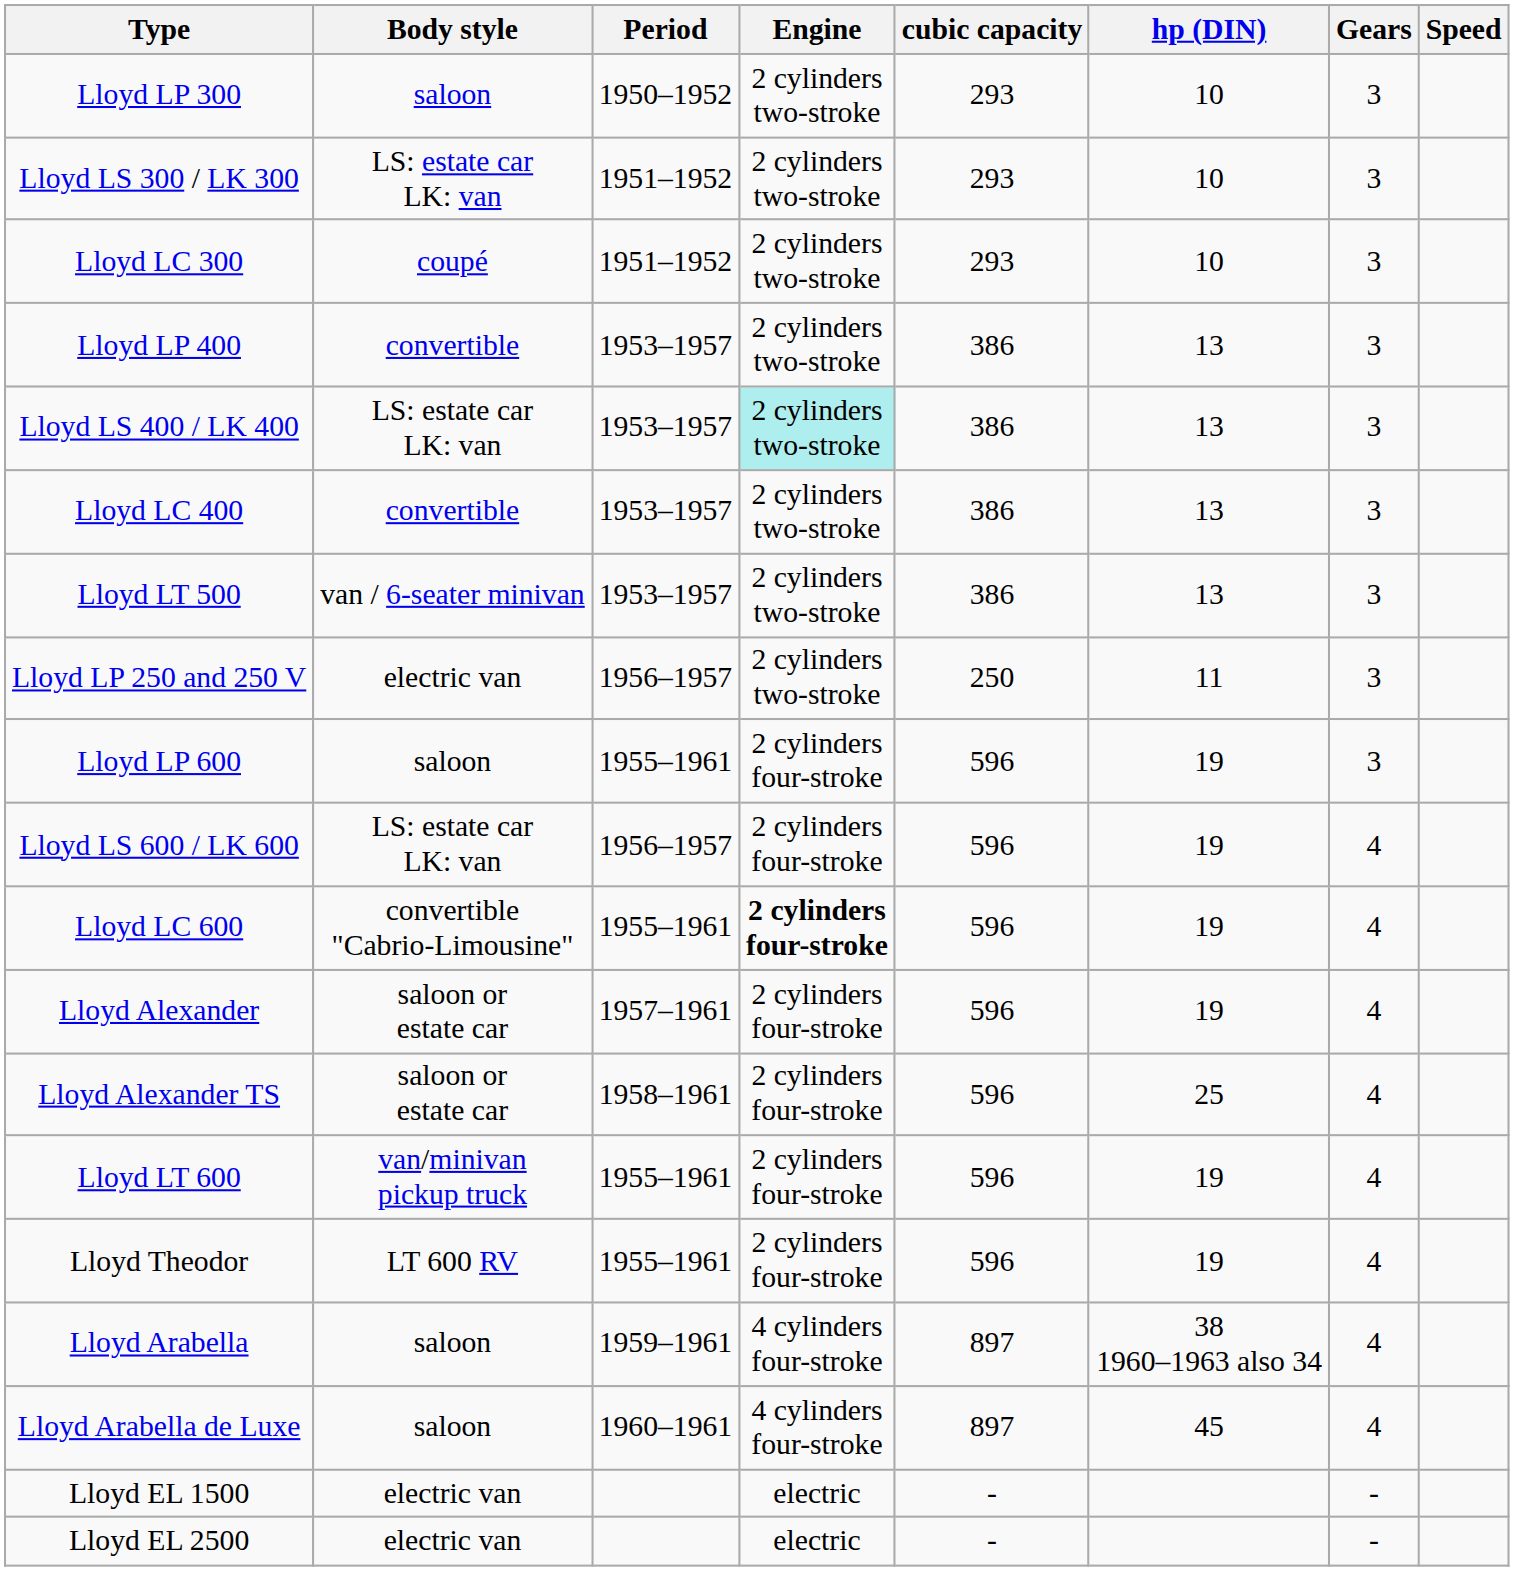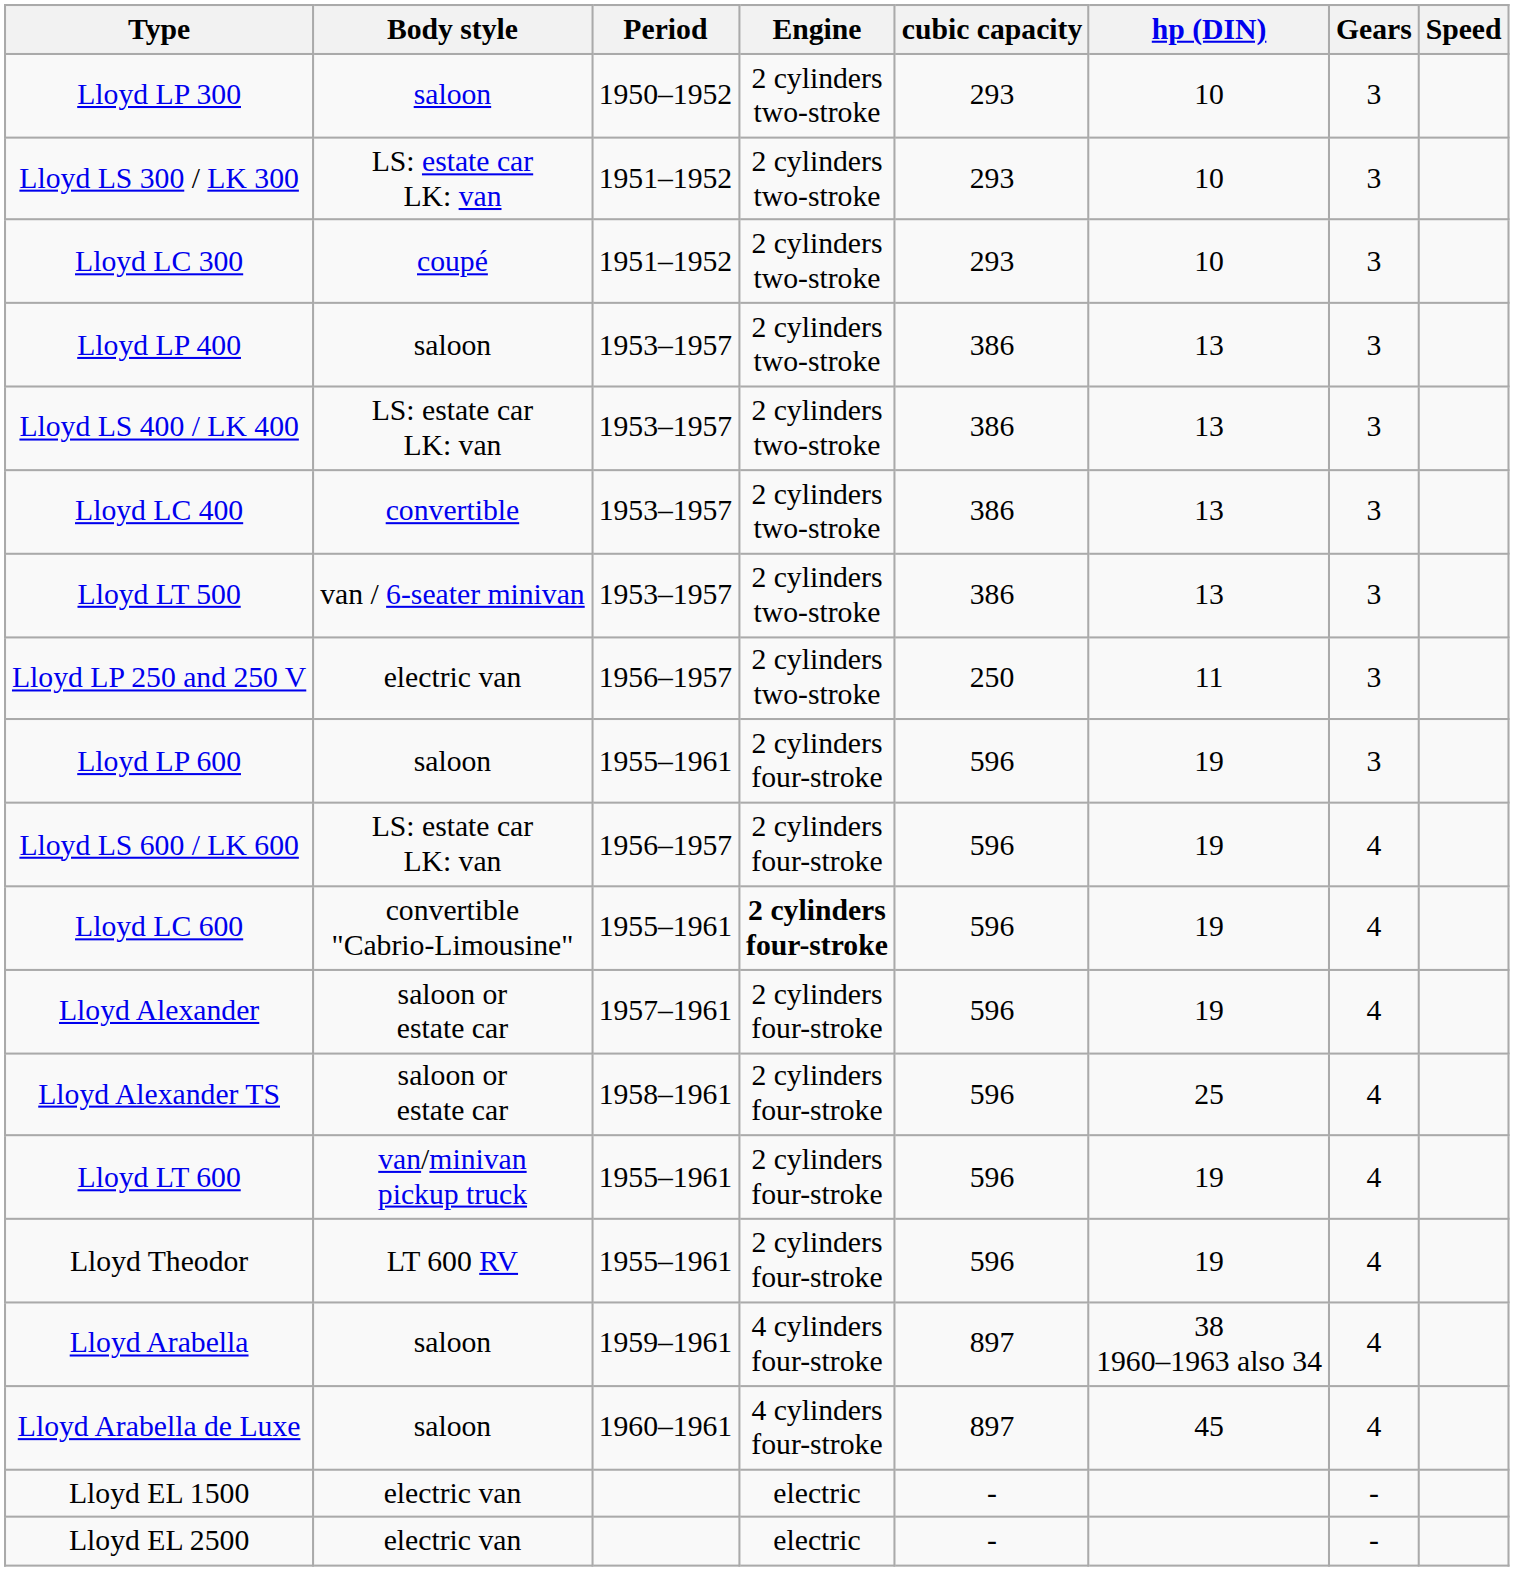(452, 344) convertible -> (452, 344) saloon
(817, 427) paleturquoise background -> (817, 427) no background
